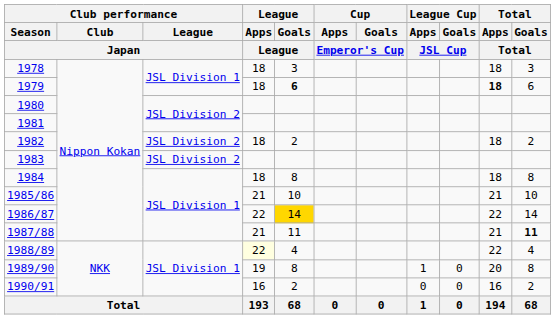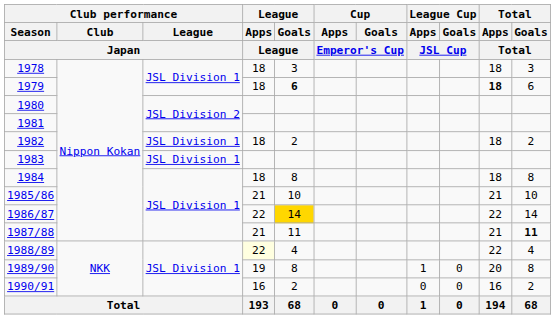(193, 141) JSL Division 2 -> (193, 141) JSL Division 1
(193, 159) JSL Division 2 -> (193, 159) JSL Division 1
